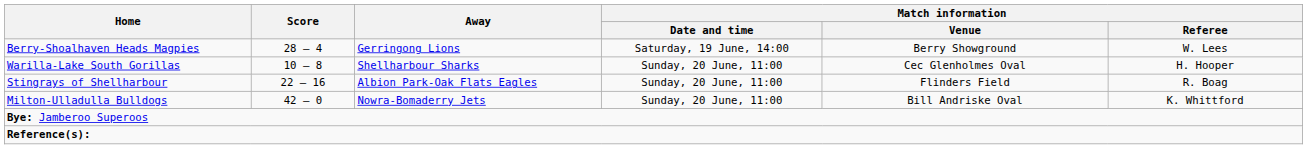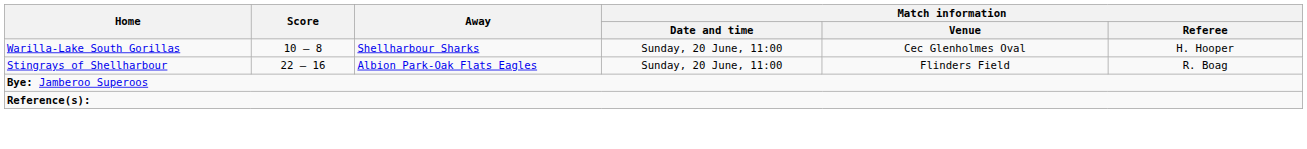- row: (103, 48)
- row: (87, 100)
